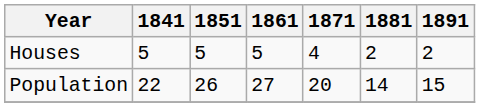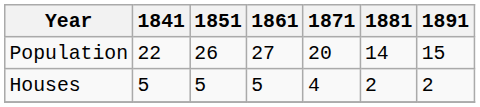rows swapped: (69, 85) <-> (45, 53)
